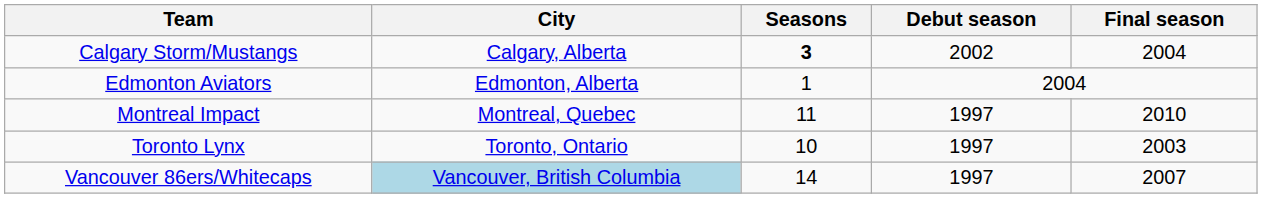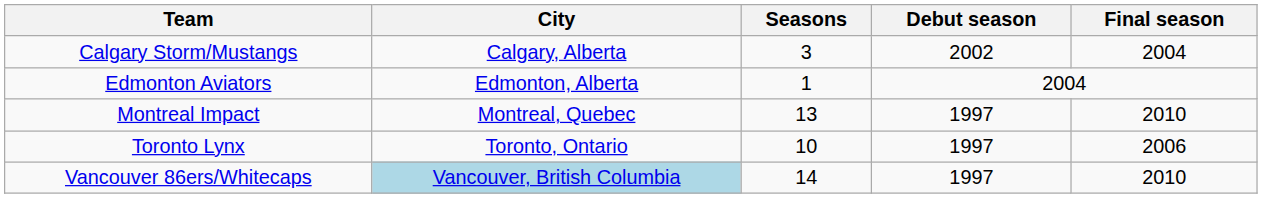(806, 51) bold -> (806, 51) normal
(806, 114) 11 -> (806, 114) 13
(1164, 146) 2003 -> (1164, 146) 2006
(1164, 177) 2007 -> (1164, 177) 2010
